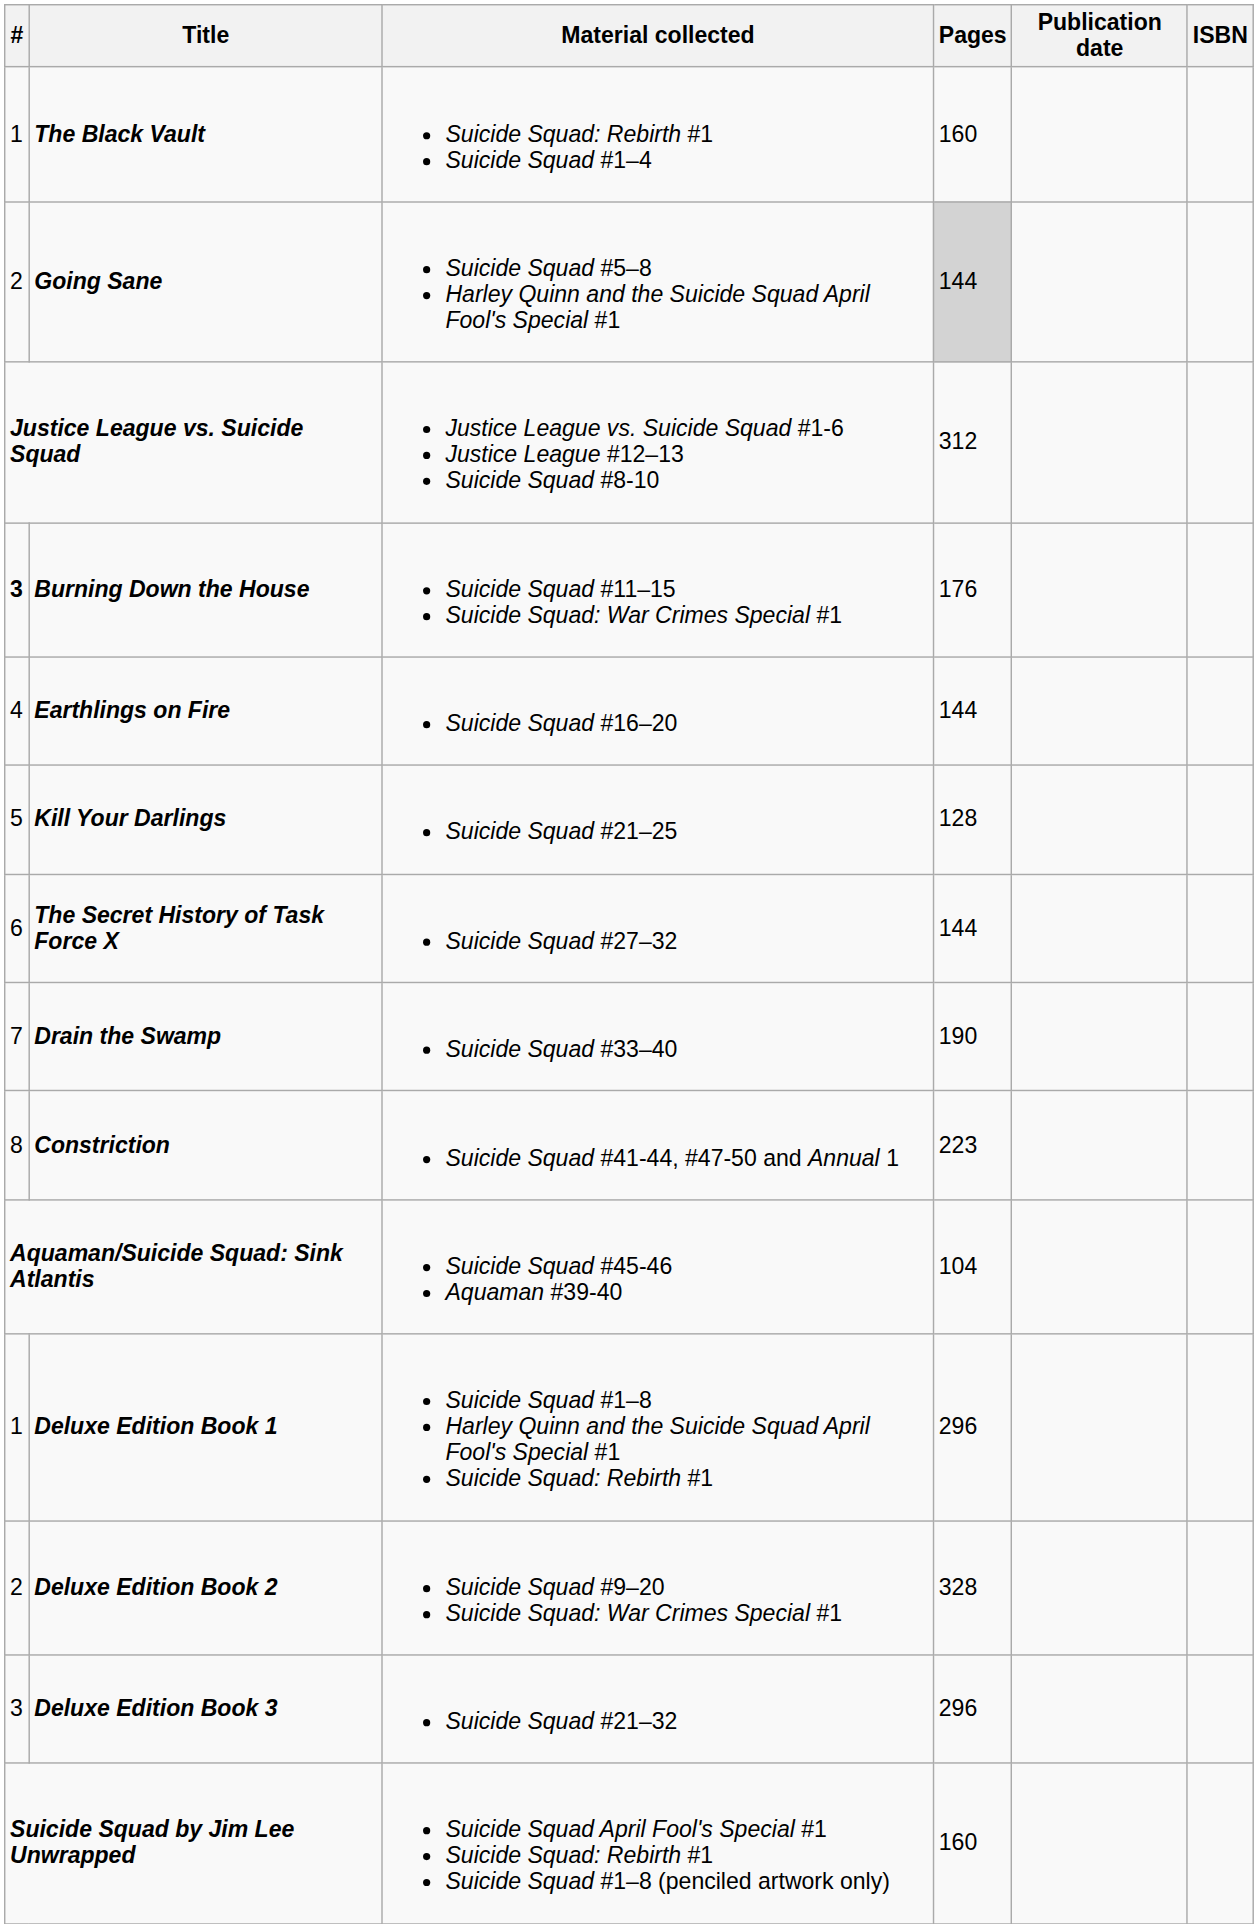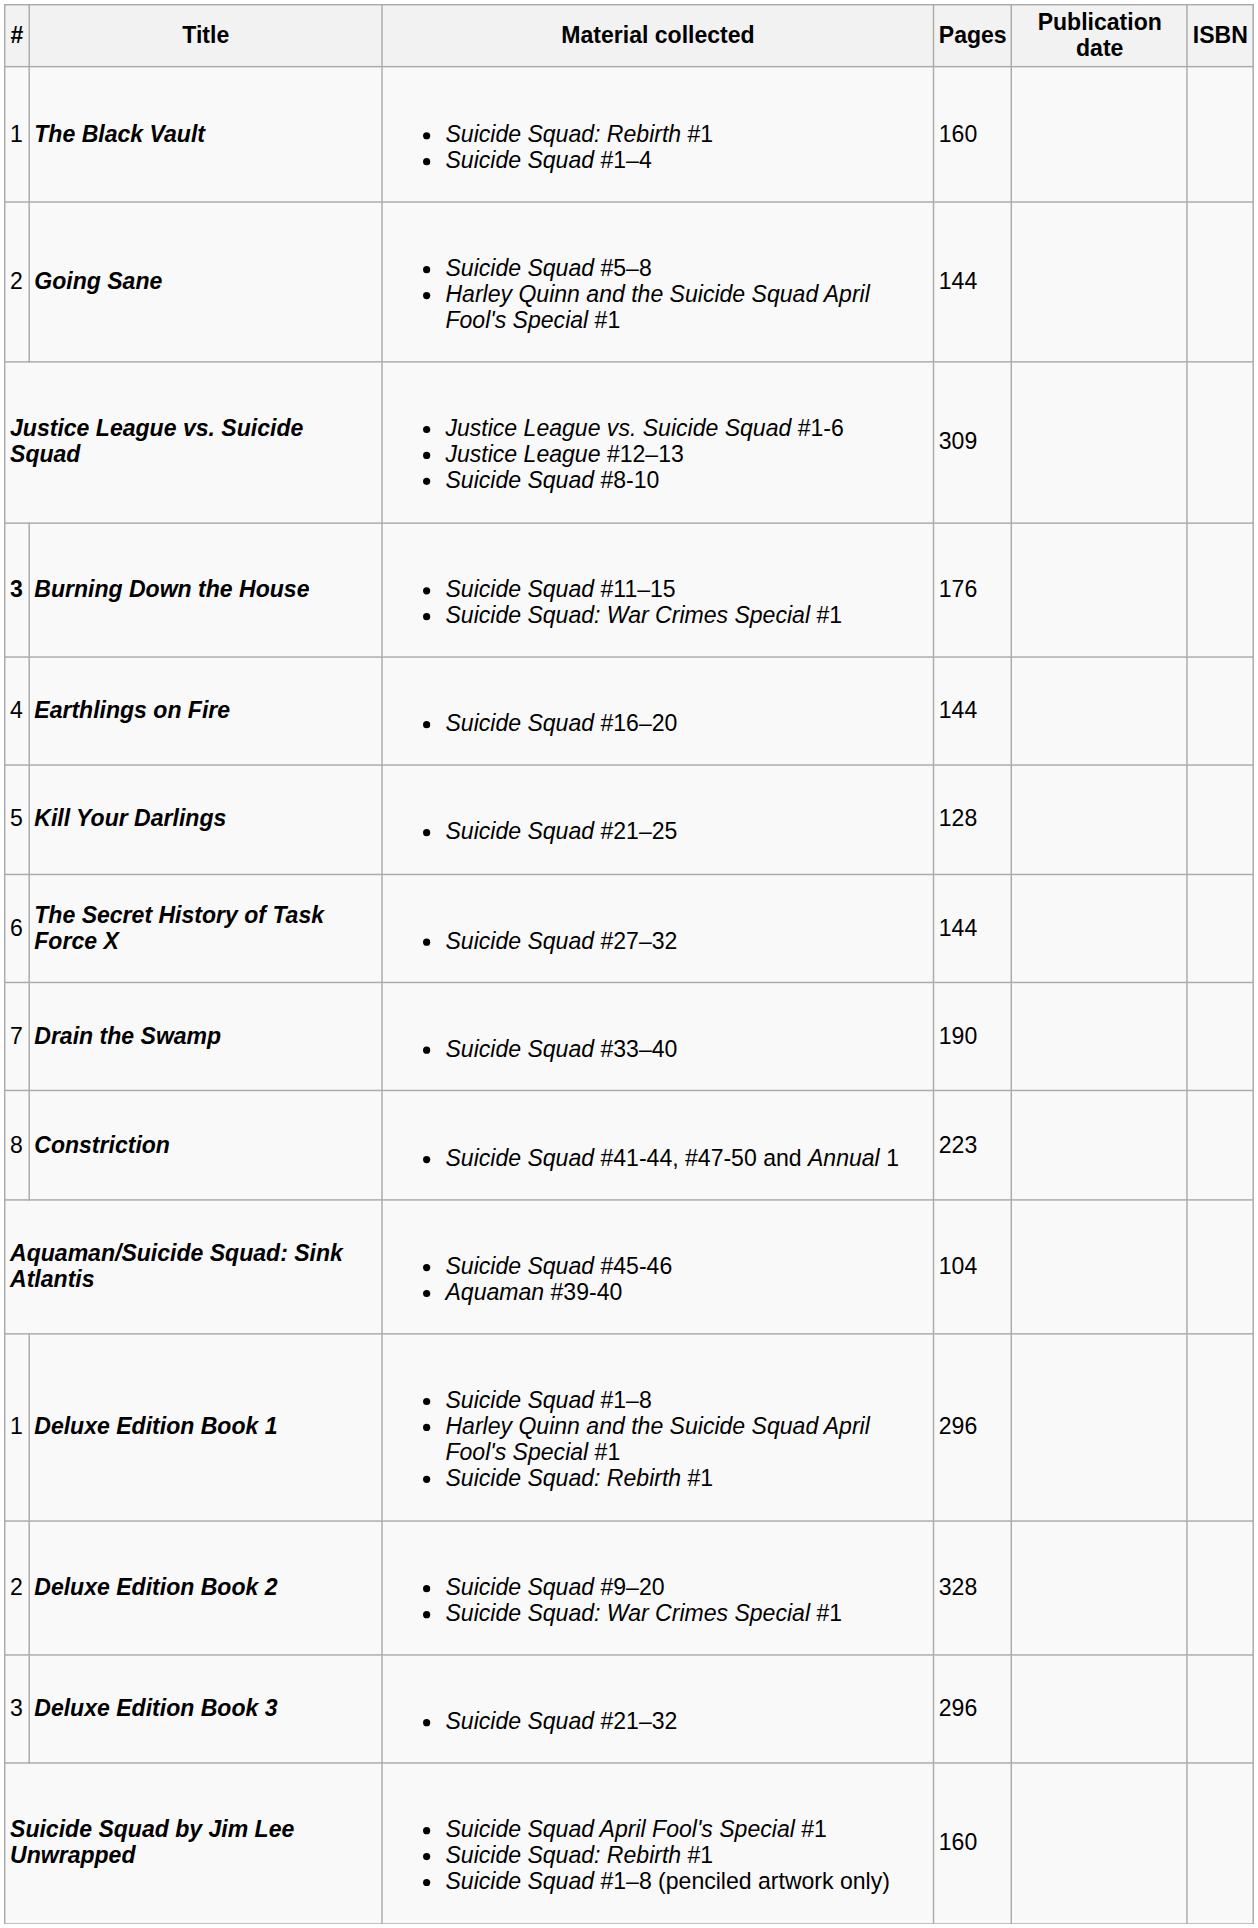(958, 281) lightgrey background -> (958, 281) no background
(958, 441) 312 -> (958, 441) 309
